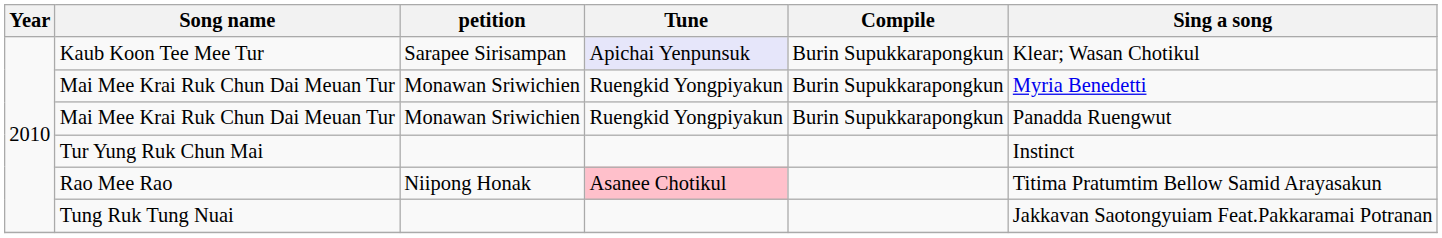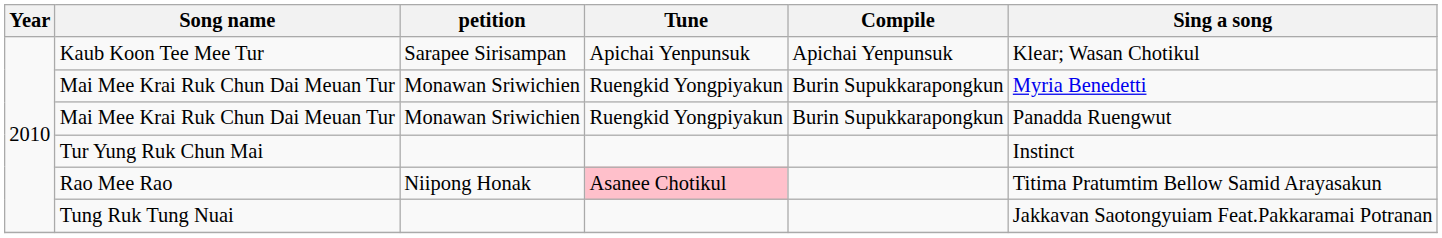(670, 53) lavender background -> (670, 53) no background
(898, 53) Burin Supukkarapongkun -> (873, 53) Apichai Yenpunsuk
